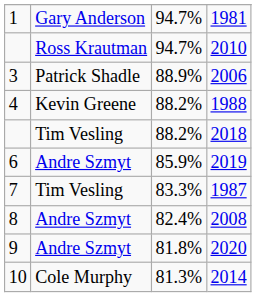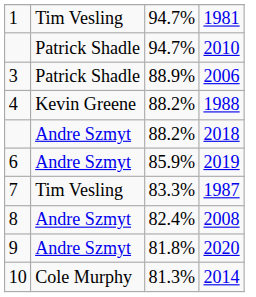(90, 18) Gary Anderson -> (79, 18) Tim Vesling
(91, 47) Ross Krautman -> (88, 47) Patrick Shadle
(79, 133) Tim Vesling -> (83, 133) Andre Szmyt
